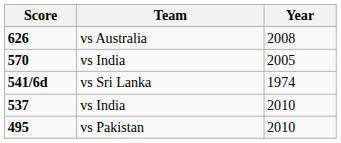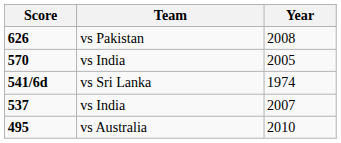(114, 37) vs Australia -> (112, 37) vs Pakistan
(281, 104) 2010 -> (281, 104) 2007
(112, 127) vs Pakistan -> (114, 127) vs Australia
